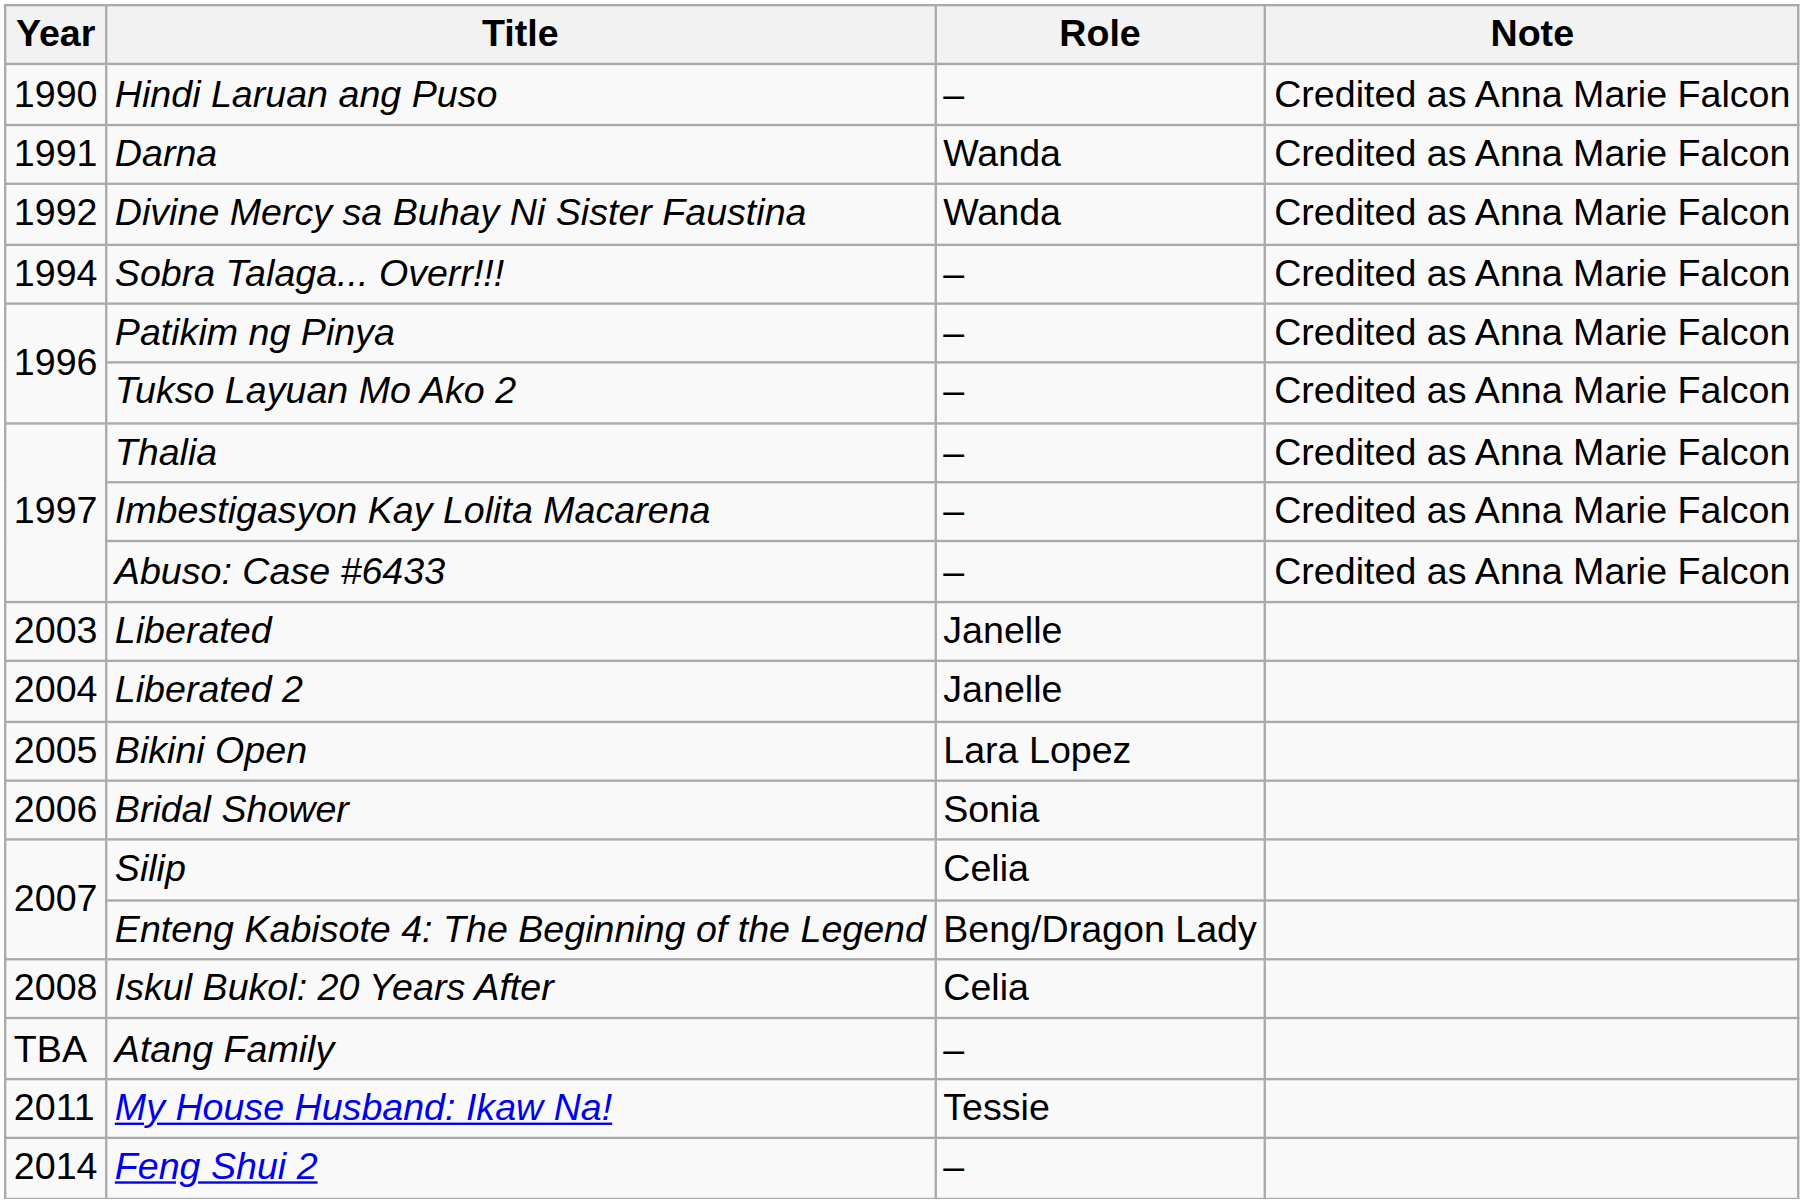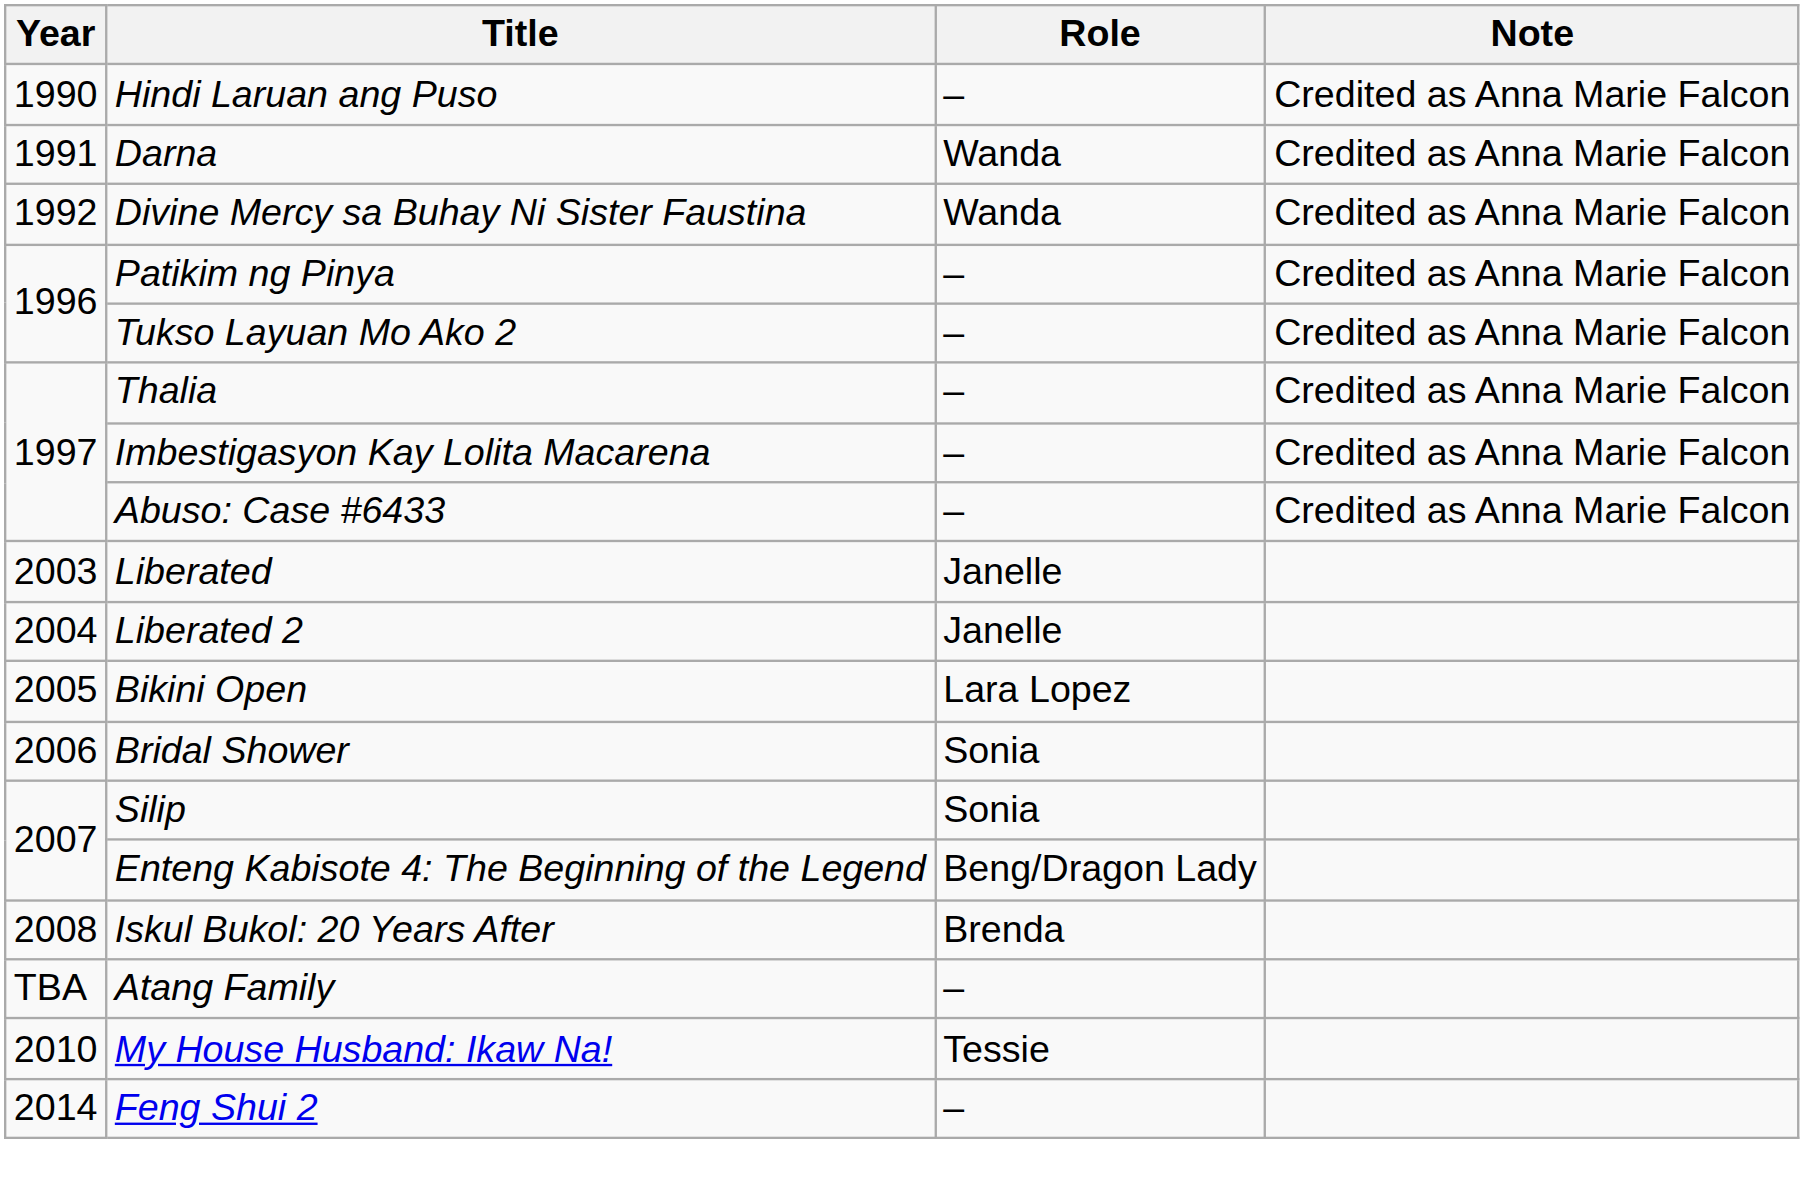- row: (310, 272)
(986, 869) Celia -> (991, 809) Sonia
(986, 988) Celia -> (1004, 928) Brenda
(54, 1107) 2011 -> (56, 1048) 2010
